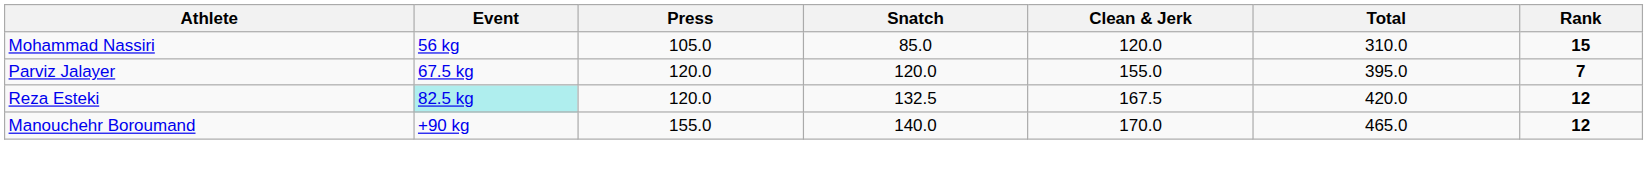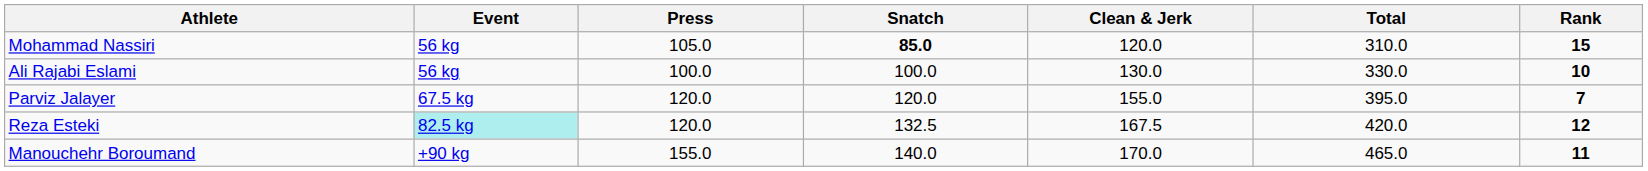(915, 45) normal -> (915, 45) bold
+ row: (72, 72)
(1581, 126) 12 -> (1581, 153) 11
